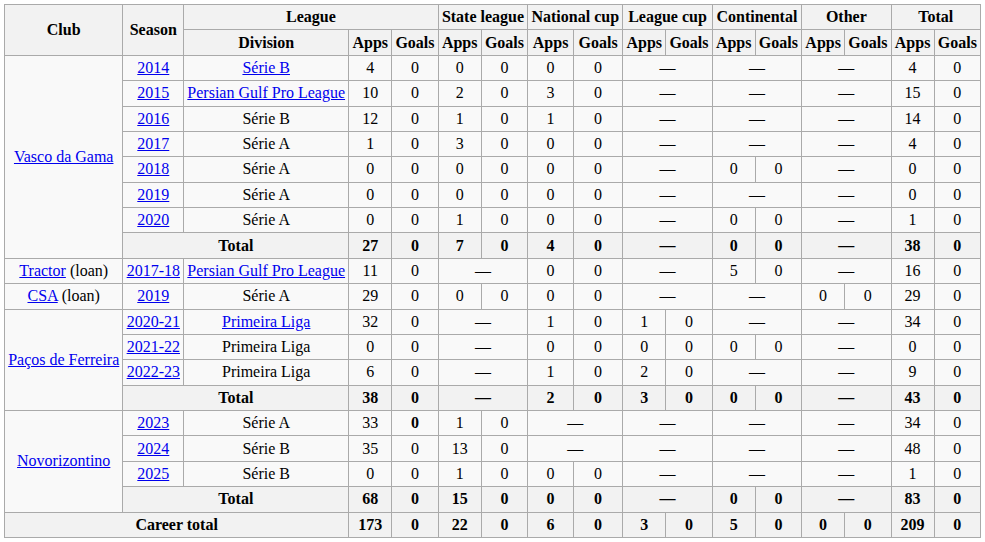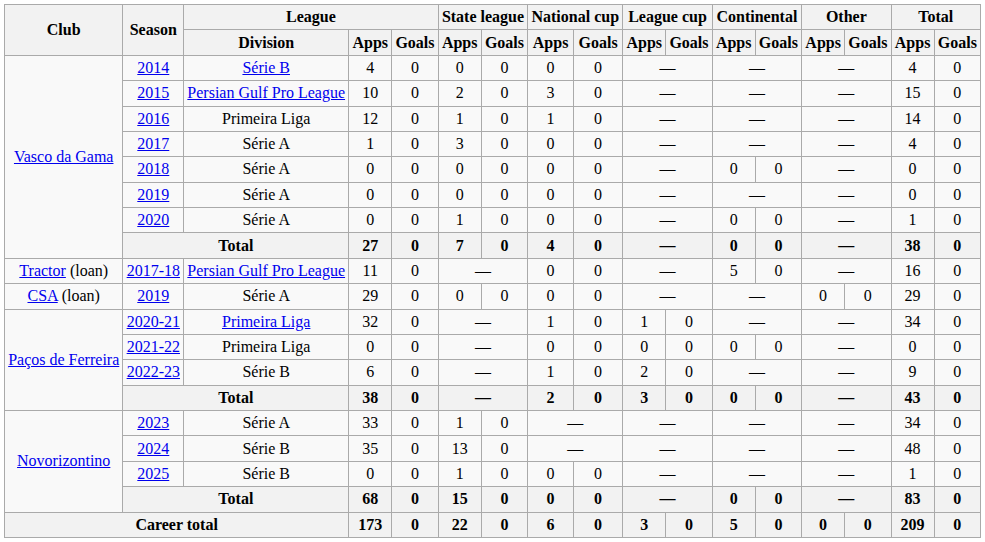(266, 118) Série B -> (266, 118) Primeira Liga
(266, 372) Primeira Liga -> (266, 372) Série B
(415, 423) bold -> (415, 423) normal
